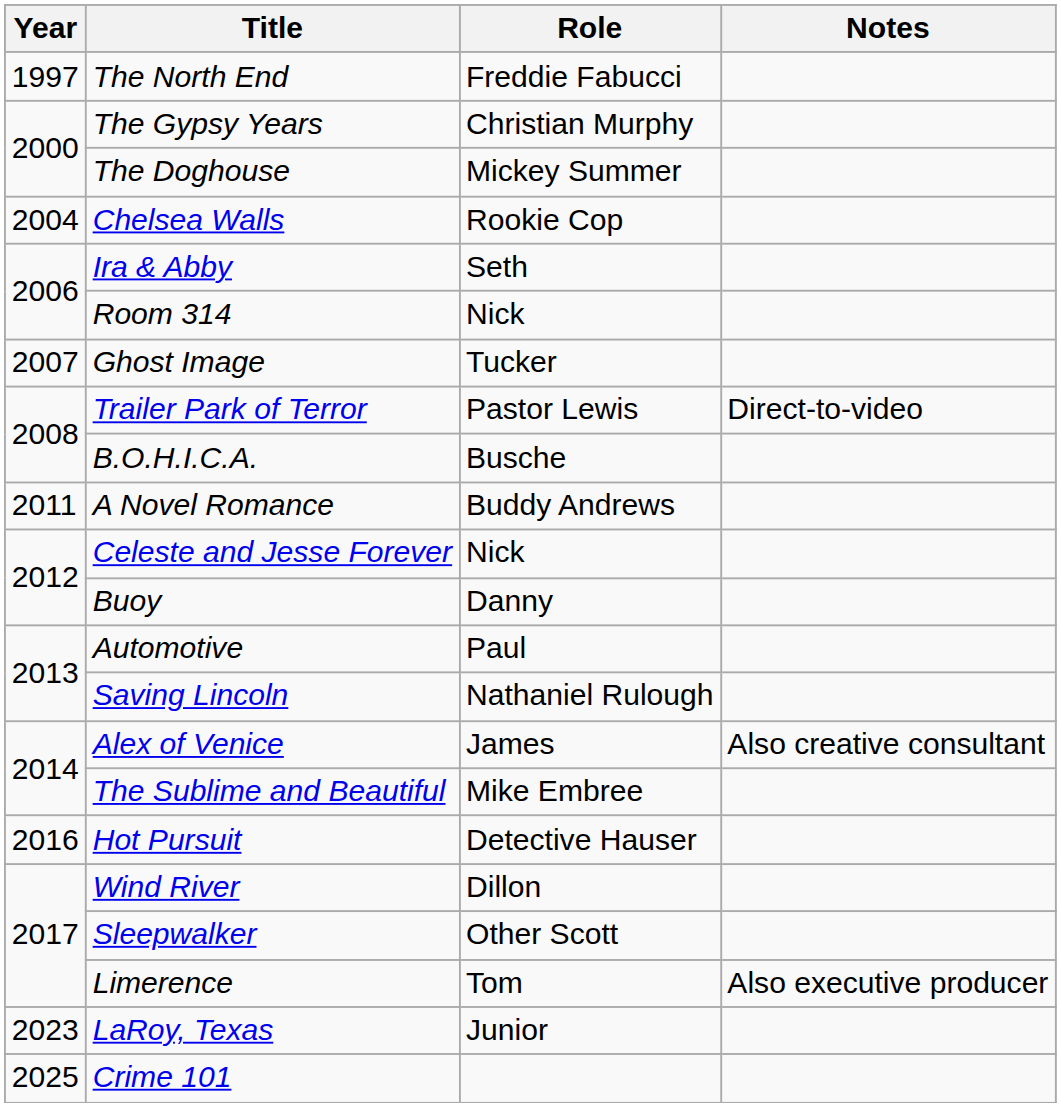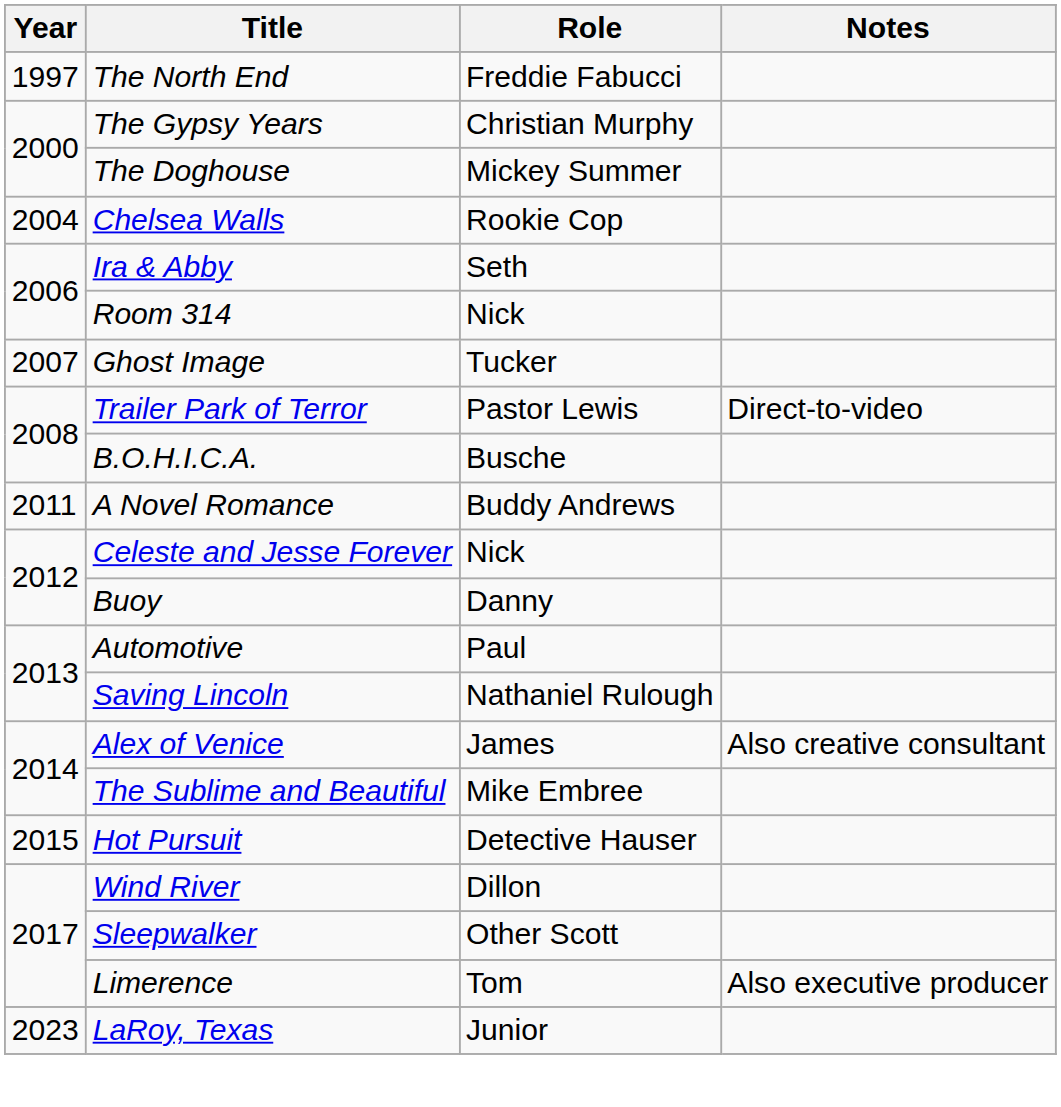(45, 839) 2016 -> (45, 839) 2015
- row: (162, 1077)
